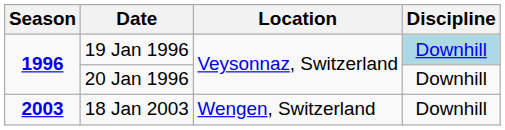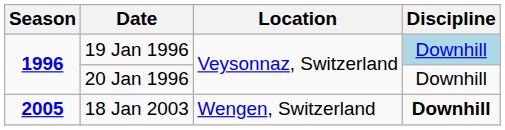(43, 109) 2003 -> (43, 109) 2005
(451, 109) normal -> (451, 109) bold
